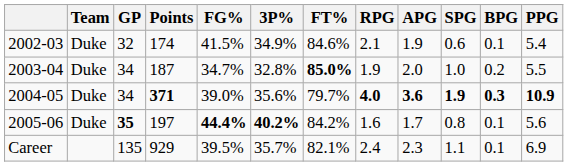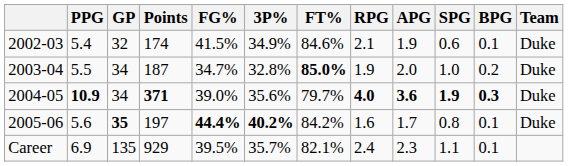columns swapped: (90, 17) <-> (542, 17)
